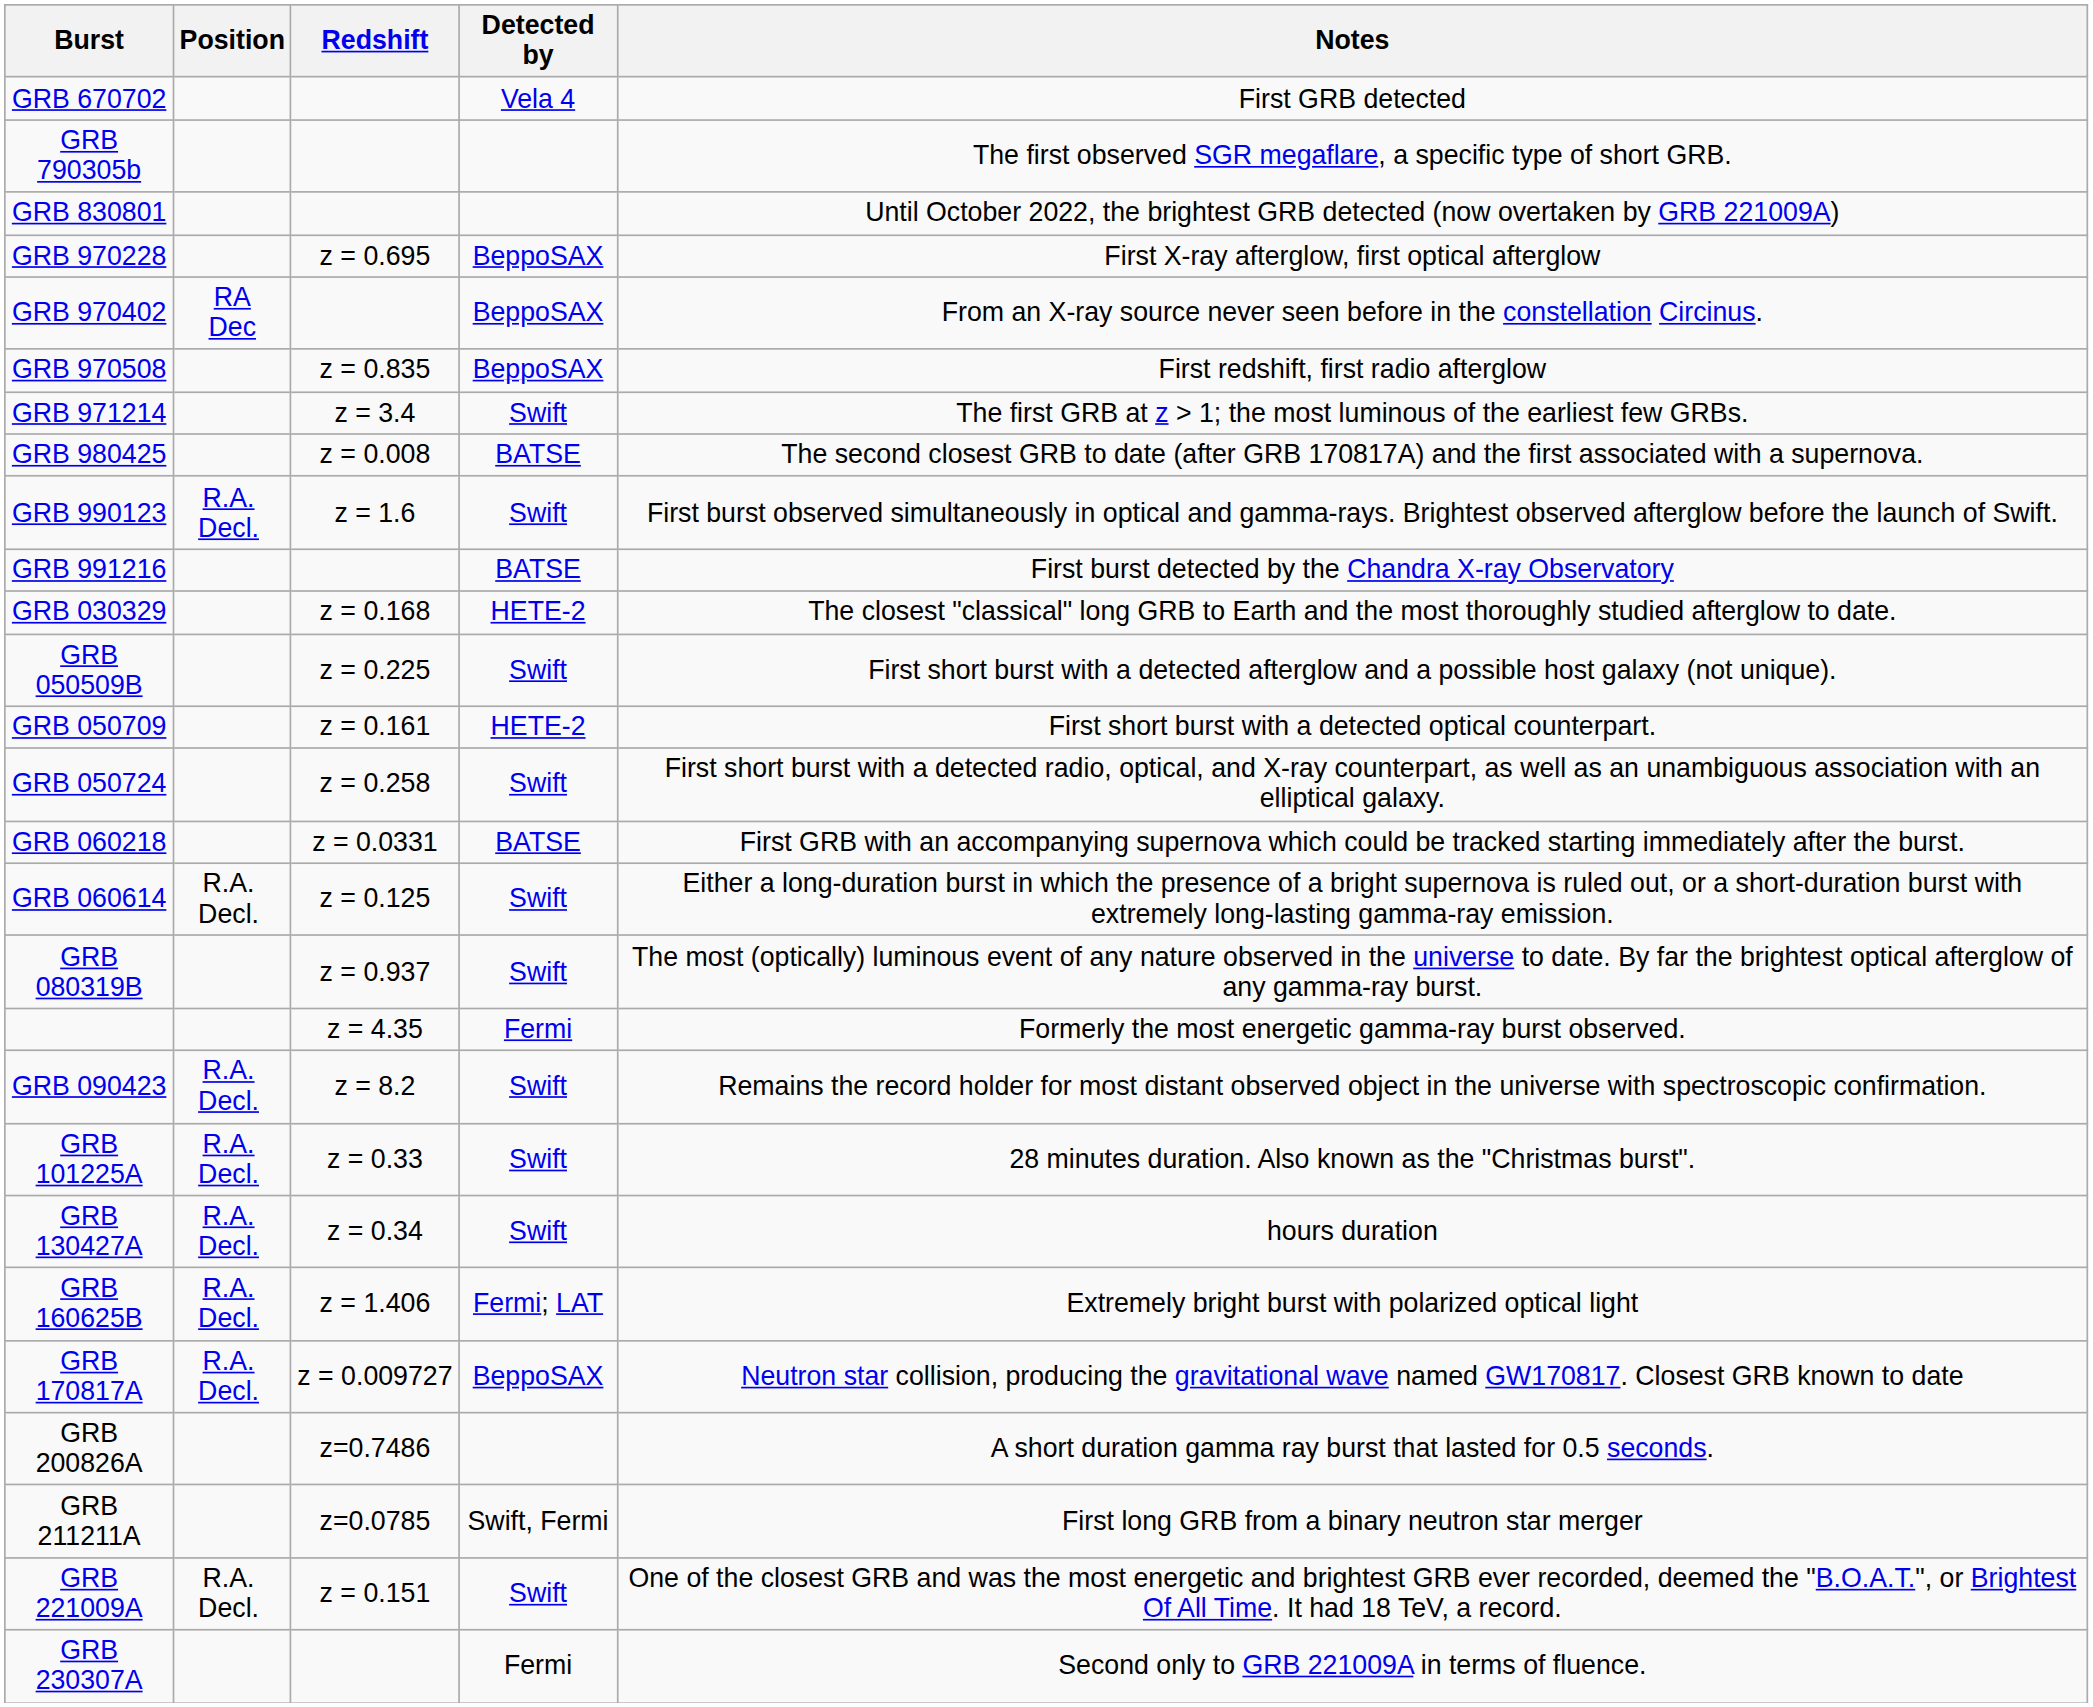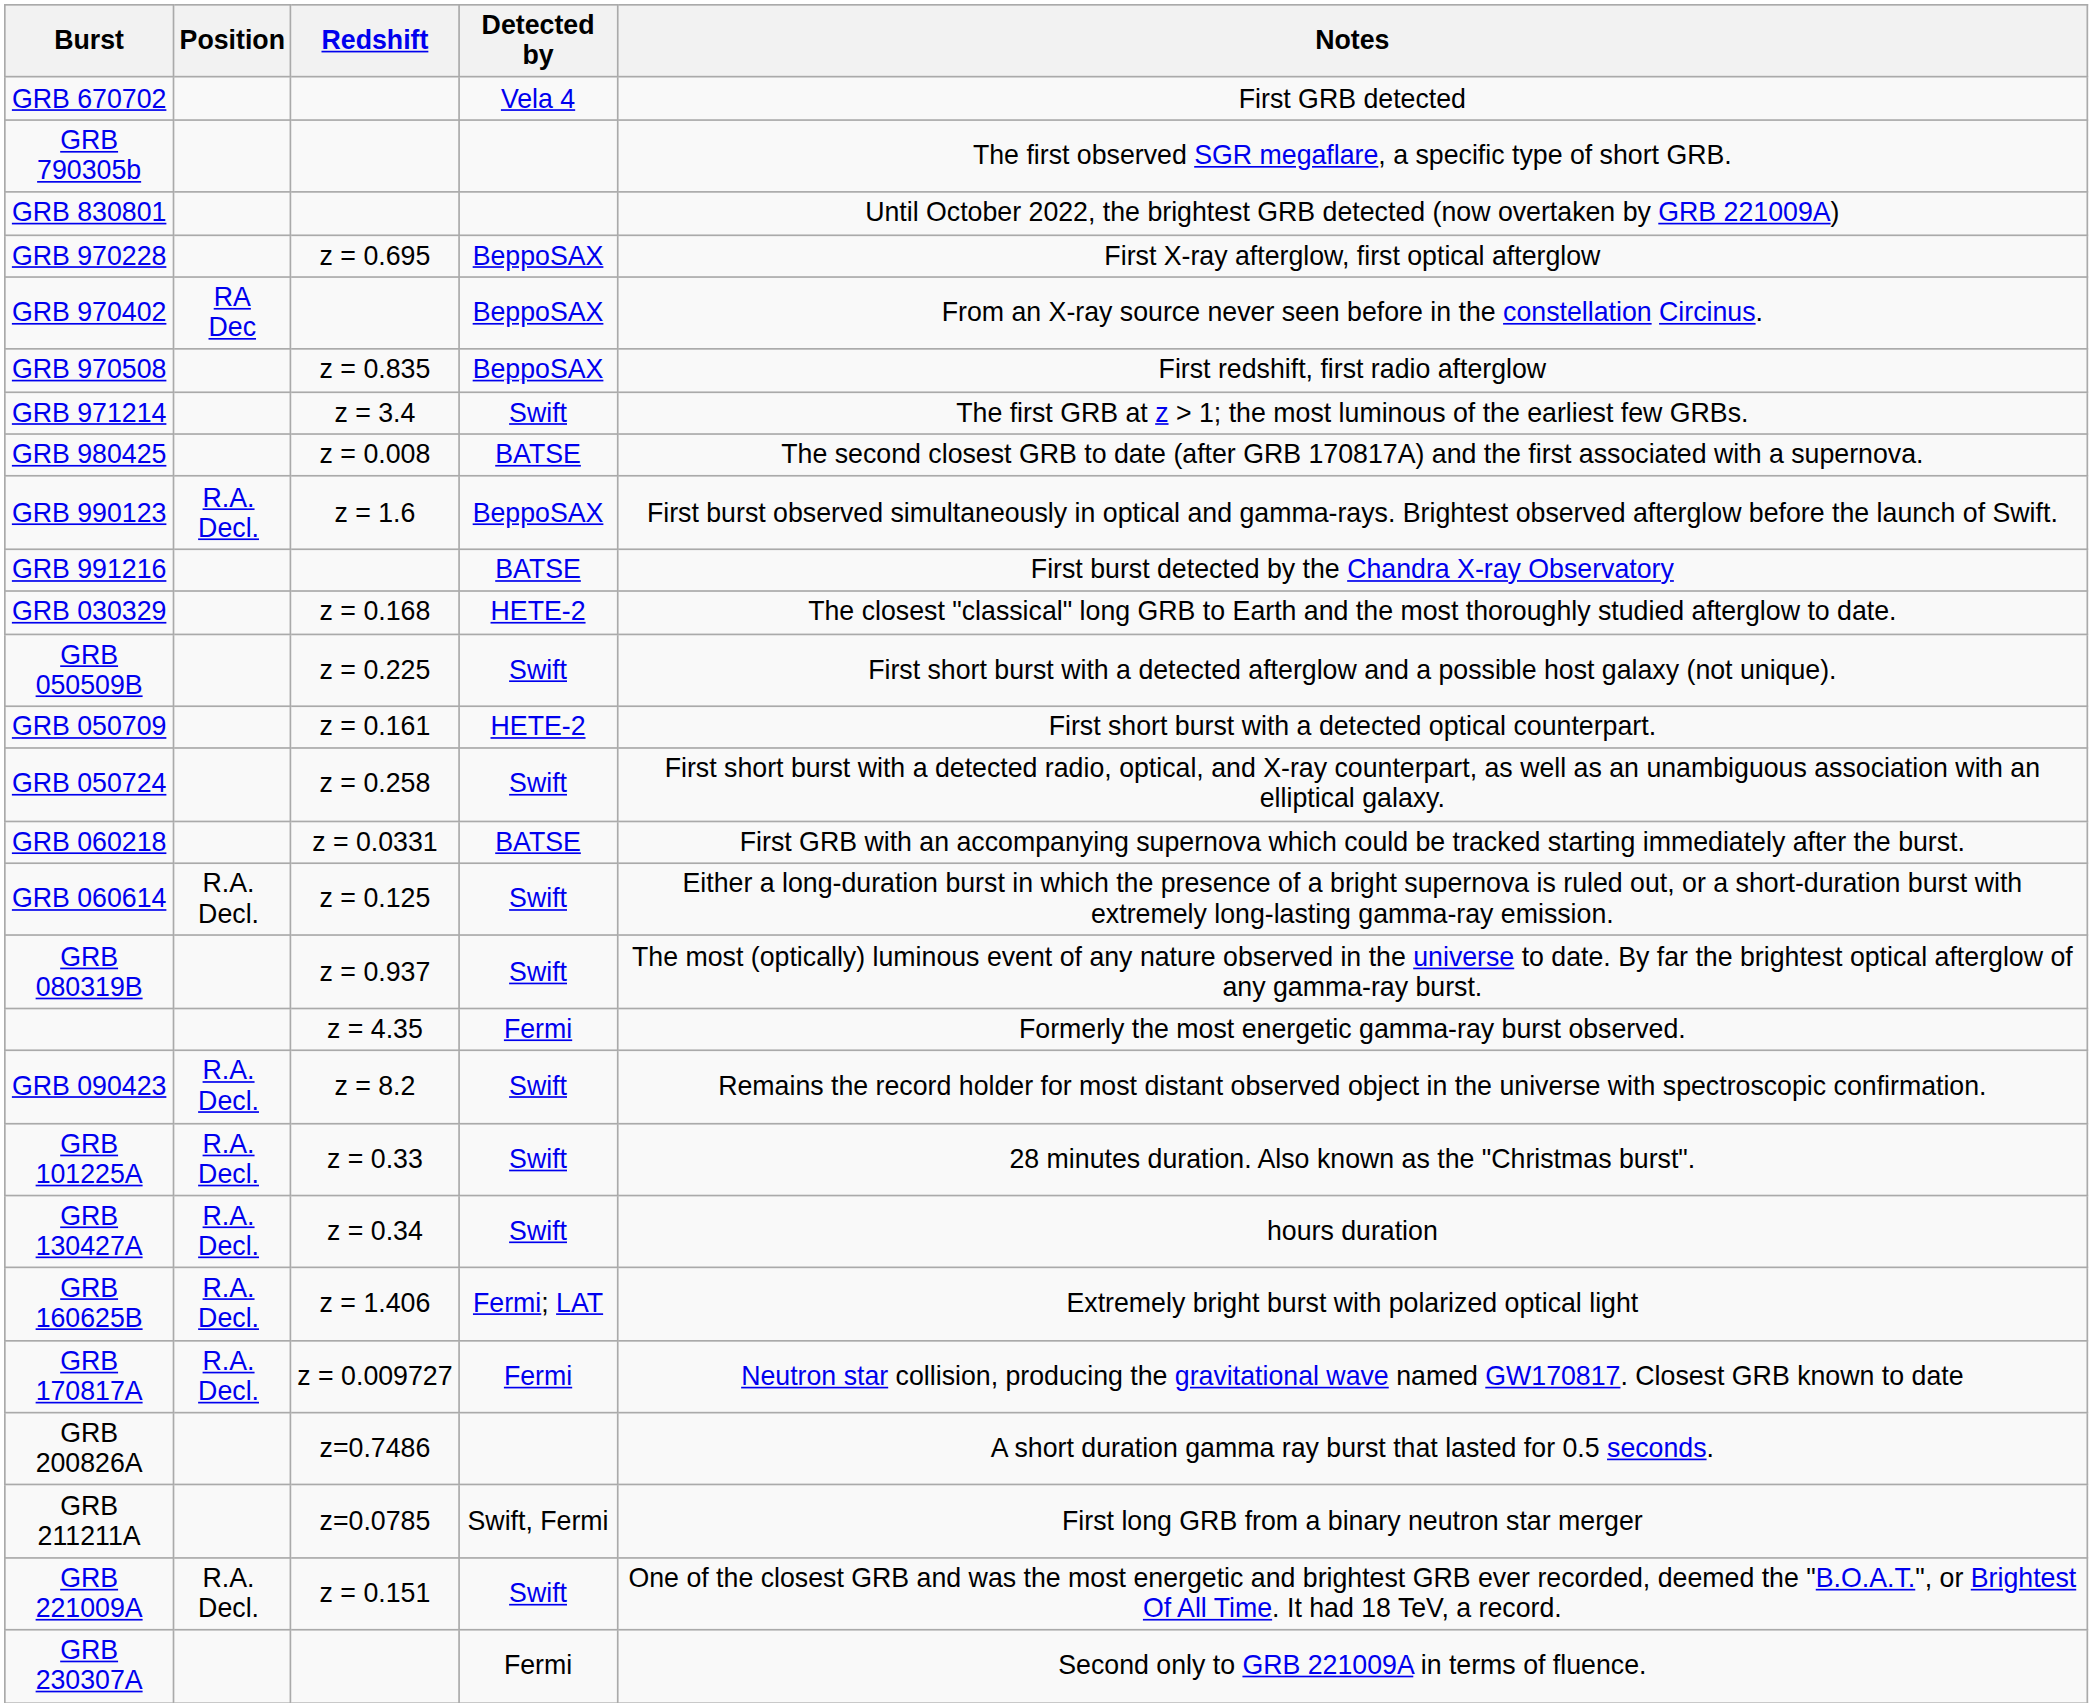(538, 512) Swift -> (538, 512) BeppoSAX
(538, 1376) BeppoSAX -> (538, 1376) Fermi
